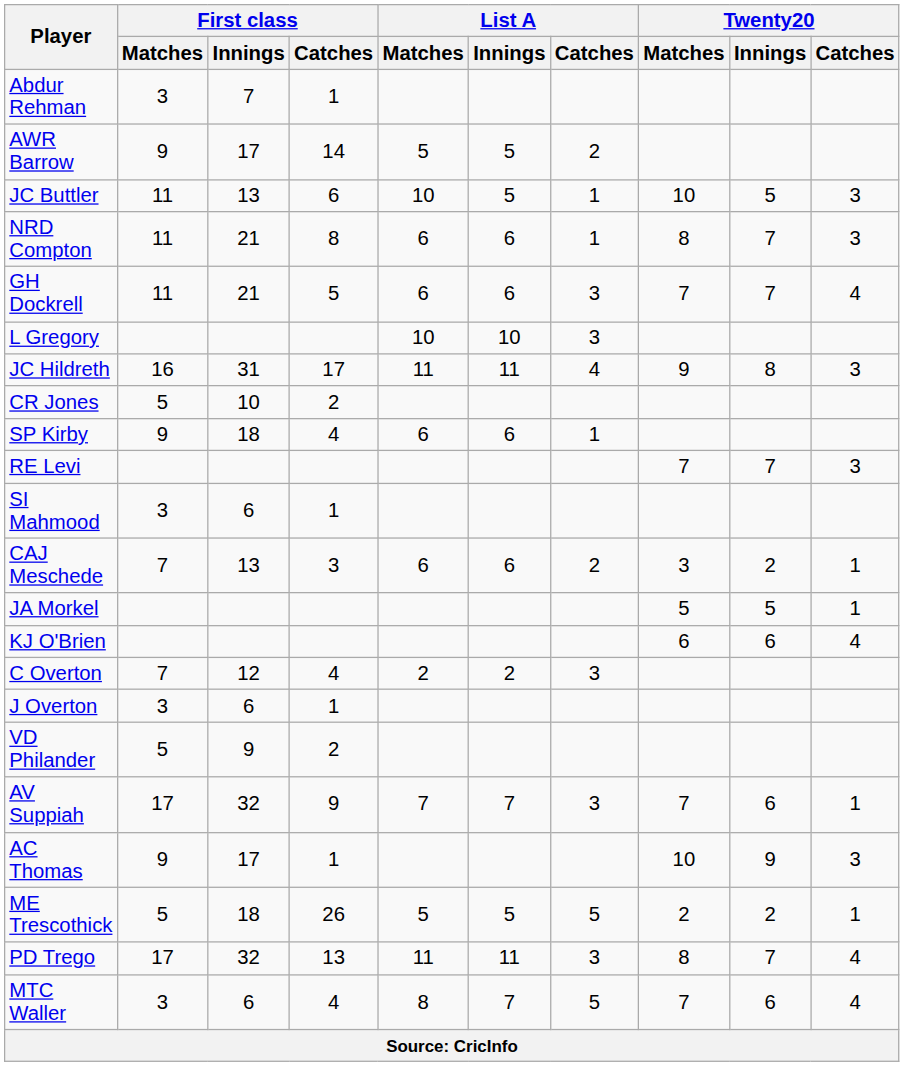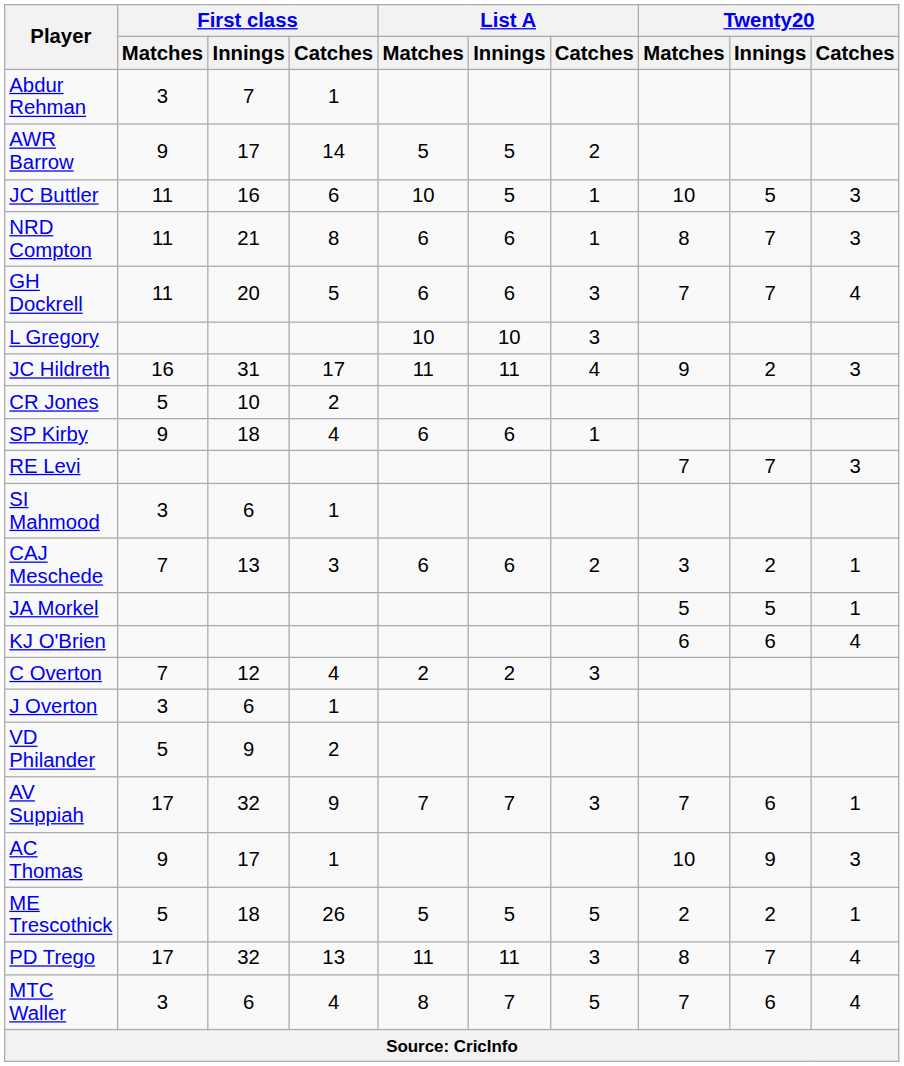(249, 195) 13 -> (249, 195) 16
(249, 293) 21 -> (249, 293) 20
(770, 369) 8 -> (770, 369) 2
